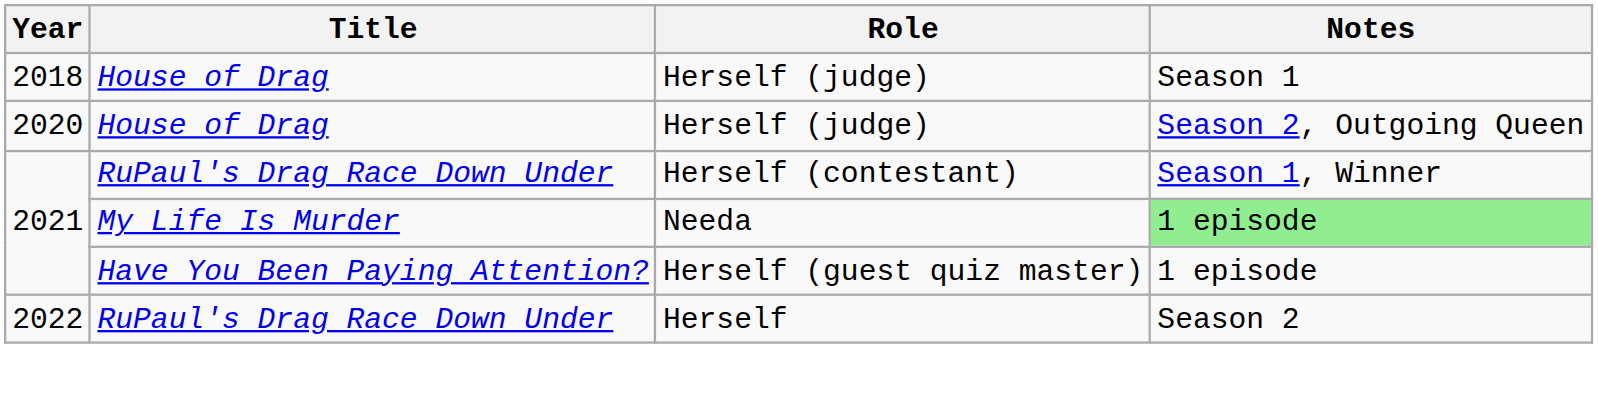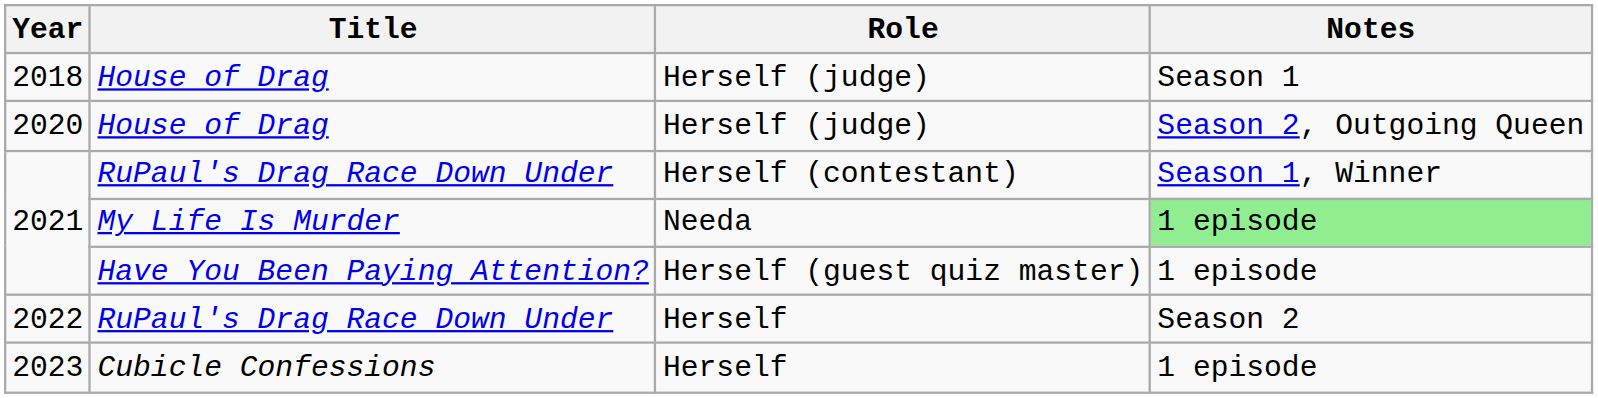+ row: (48, 367)
